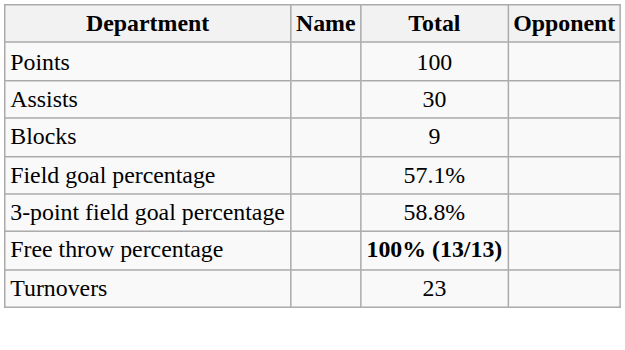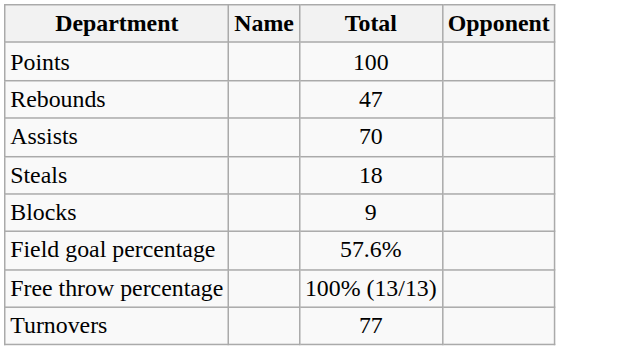+ row: (58, 99)
(434, 99) 30 -> (371, 136) 70
+ row: (39, 174)
(434, 174) 57.1% -> (371, 250) 57.6%
- row: (148, 212)
(434, 250) bold -> (371, 288) normal
(434, 288) 23 -> (371, 325) 77
